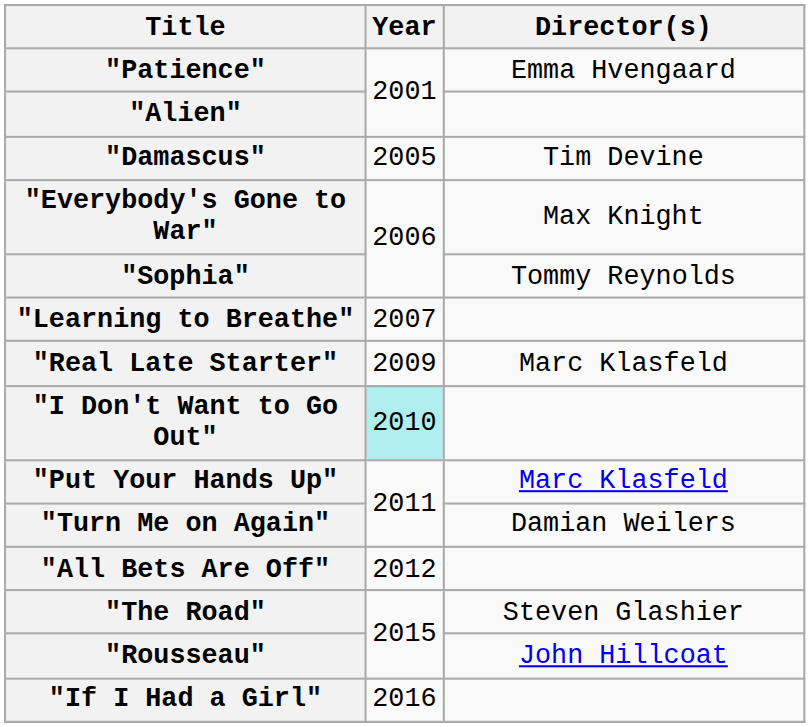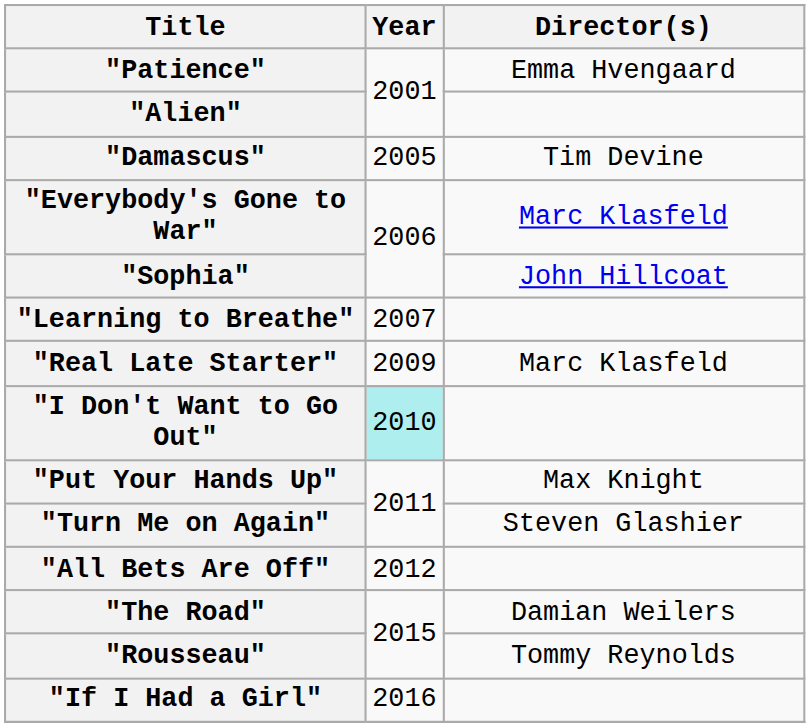(623, 217) Max Knight -> (623, 217) Marc Klasfeld
(623, 276) Tommy Reynolds -> (623, 276) John Hillcoat
(623, 481) Marc Klasfeld -> (623, 481) Max Knight
(623, 525) Damian Weilers -> (623, 525) Steven Glashier
(623, 612) Steven Glashier -> (623, 612) Damian Weilers
(623, 656) John Hillcoat -> (623, 656) Tommy Reynolds
